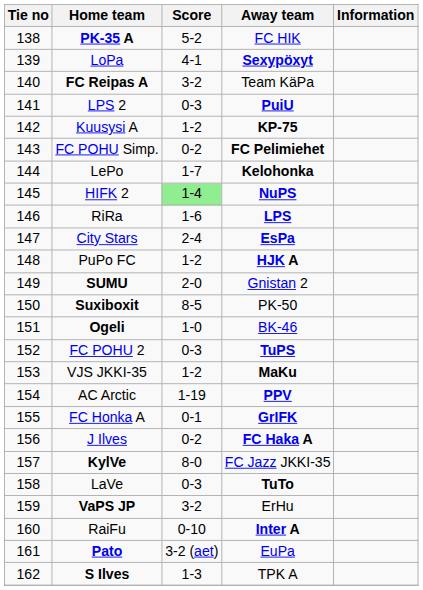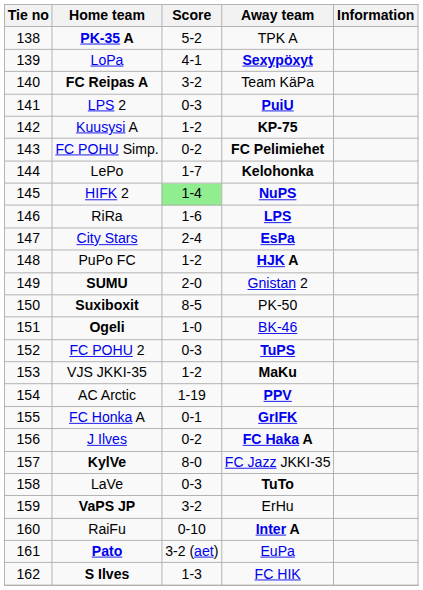(278, 37) FC HIK -> (278, 37) TPK A
(278, 573) TPK A -> (278, 573) FC HIK
